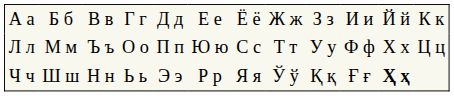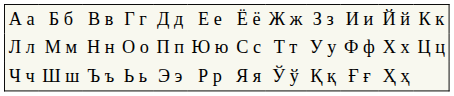(101, 47) Ъ ъ -> (101, 47) Н н
(101, 76) Н н -> (101, 76) Ъ ъ
(396, 76) bold -> (396, 76) normal
